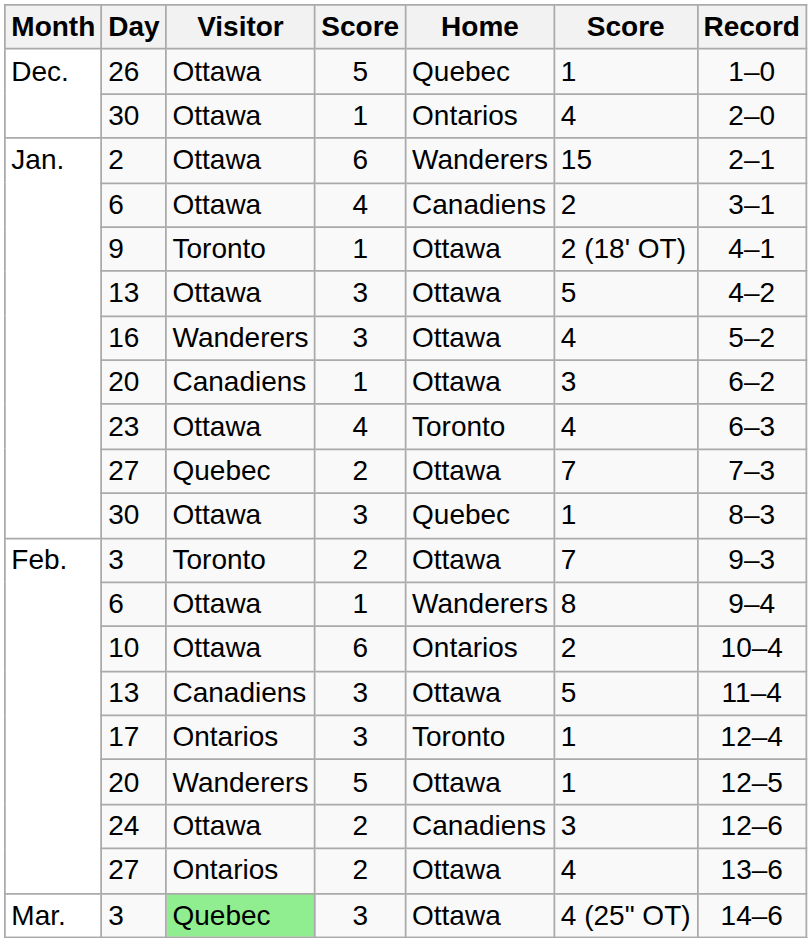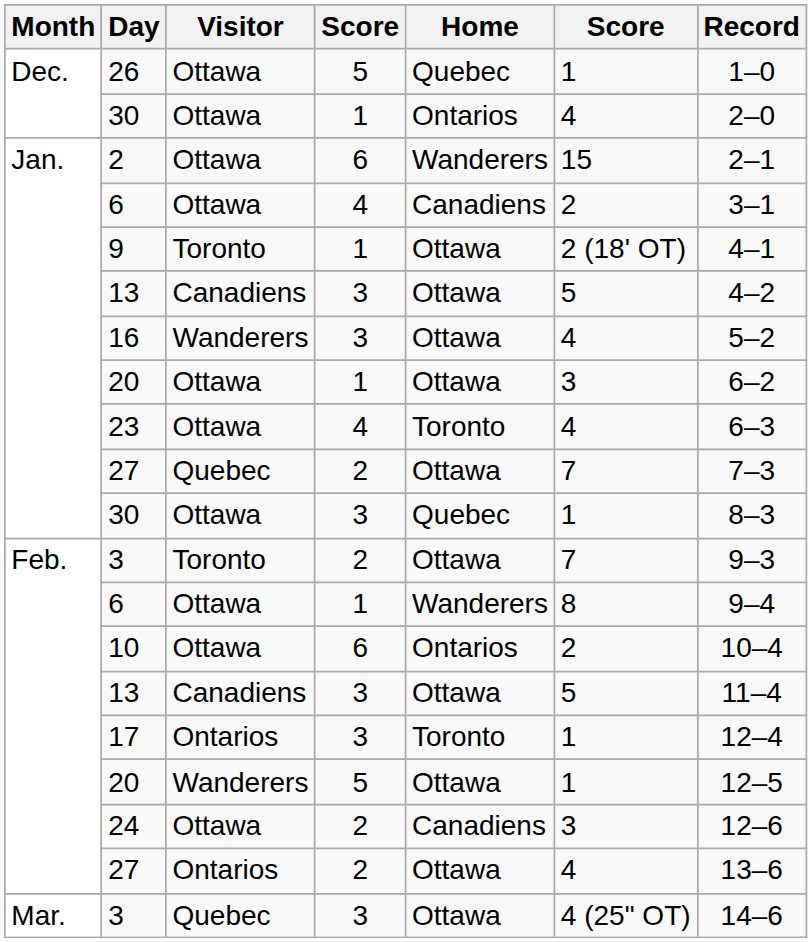(217, 293) Ottawa -> (239, 293) Canadiens
(239, 381) Canadiens -> (217, 381) Ottawa
(222, 914) lightgreen background -> (222, 914) no background
